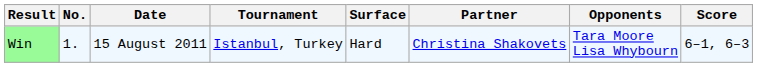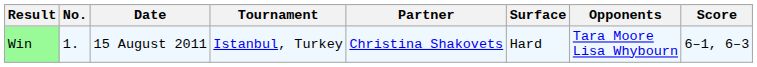columns swapped: (378, 15) <-> (489, 15)
